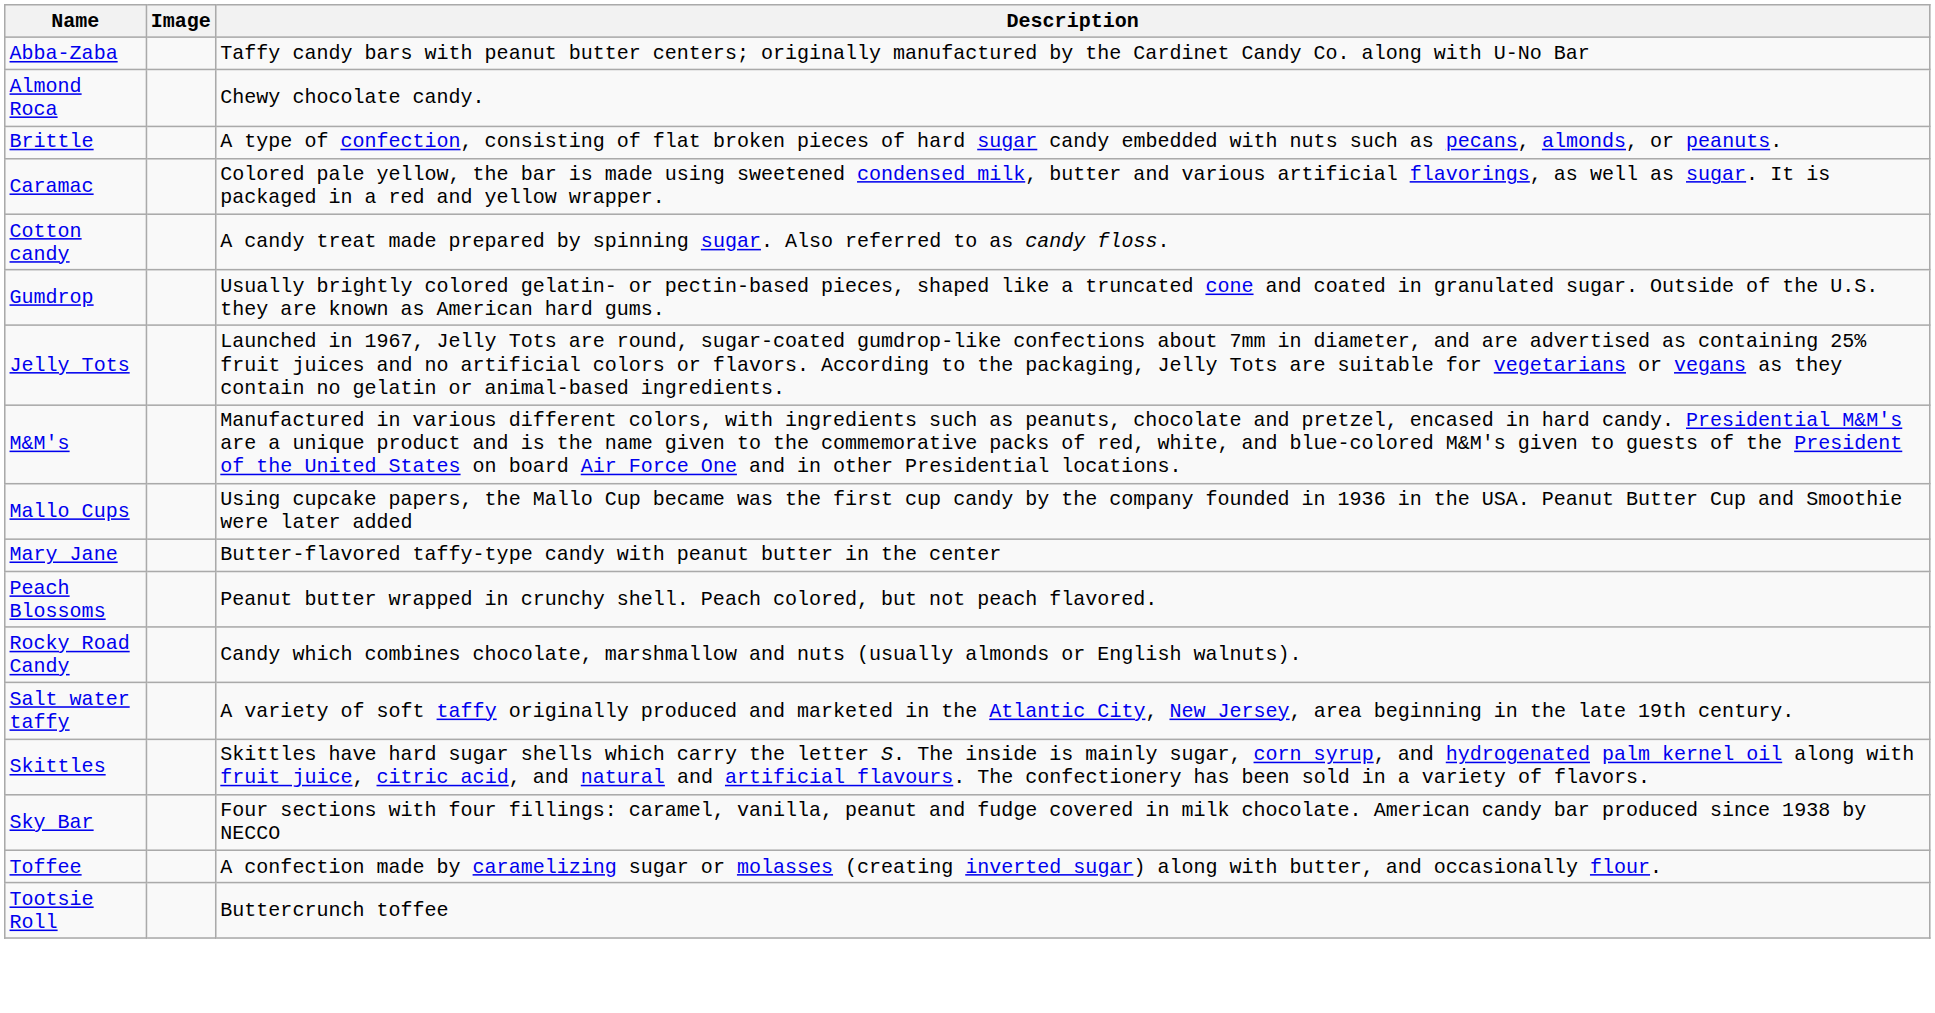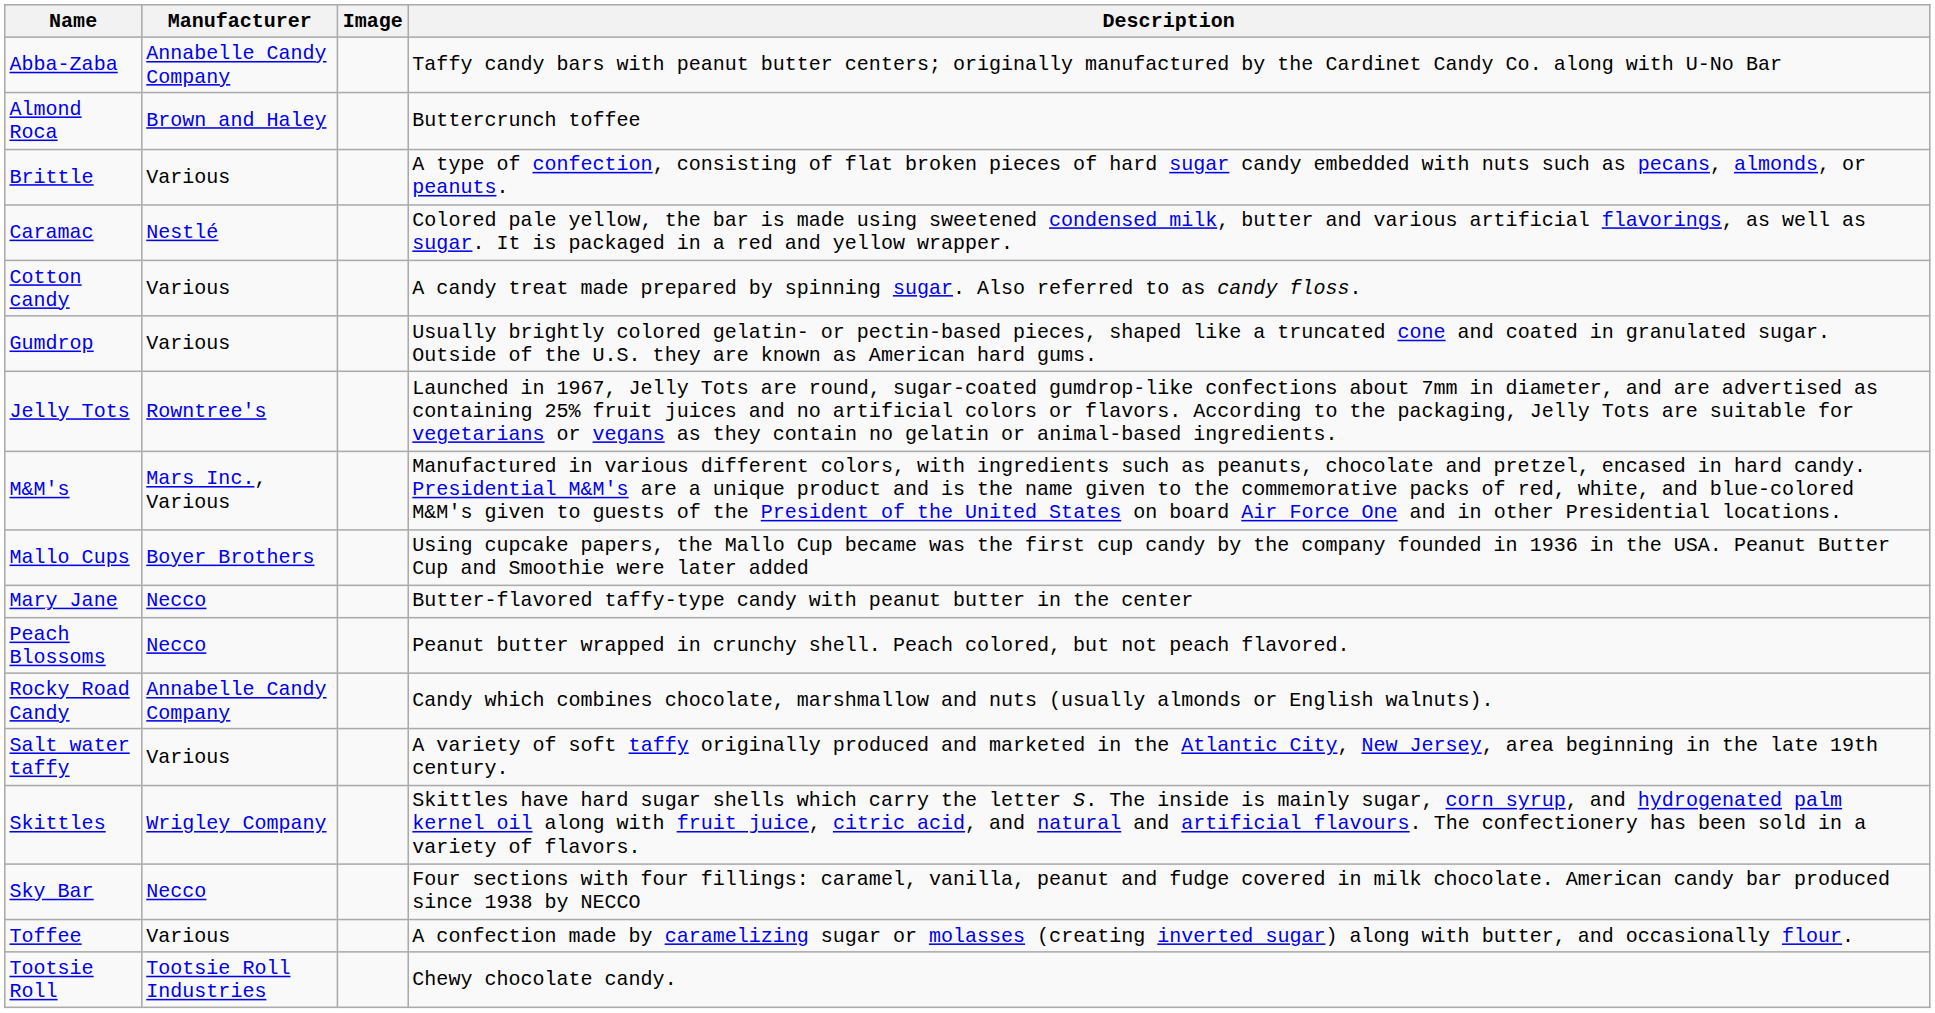+ column: (240, 21)
(352, 98) Chewy chocolate candy. -> (526, 121) Buttercrunch toffee
(334, 911) Buttercrunch toffee -> (545, 980) Chewy chocolate candy.
